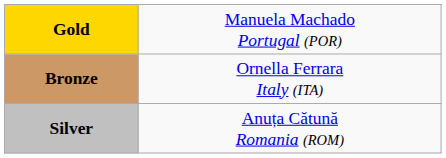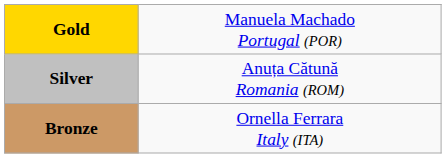rows swapped: (71, 127) <-> (71, 78)
